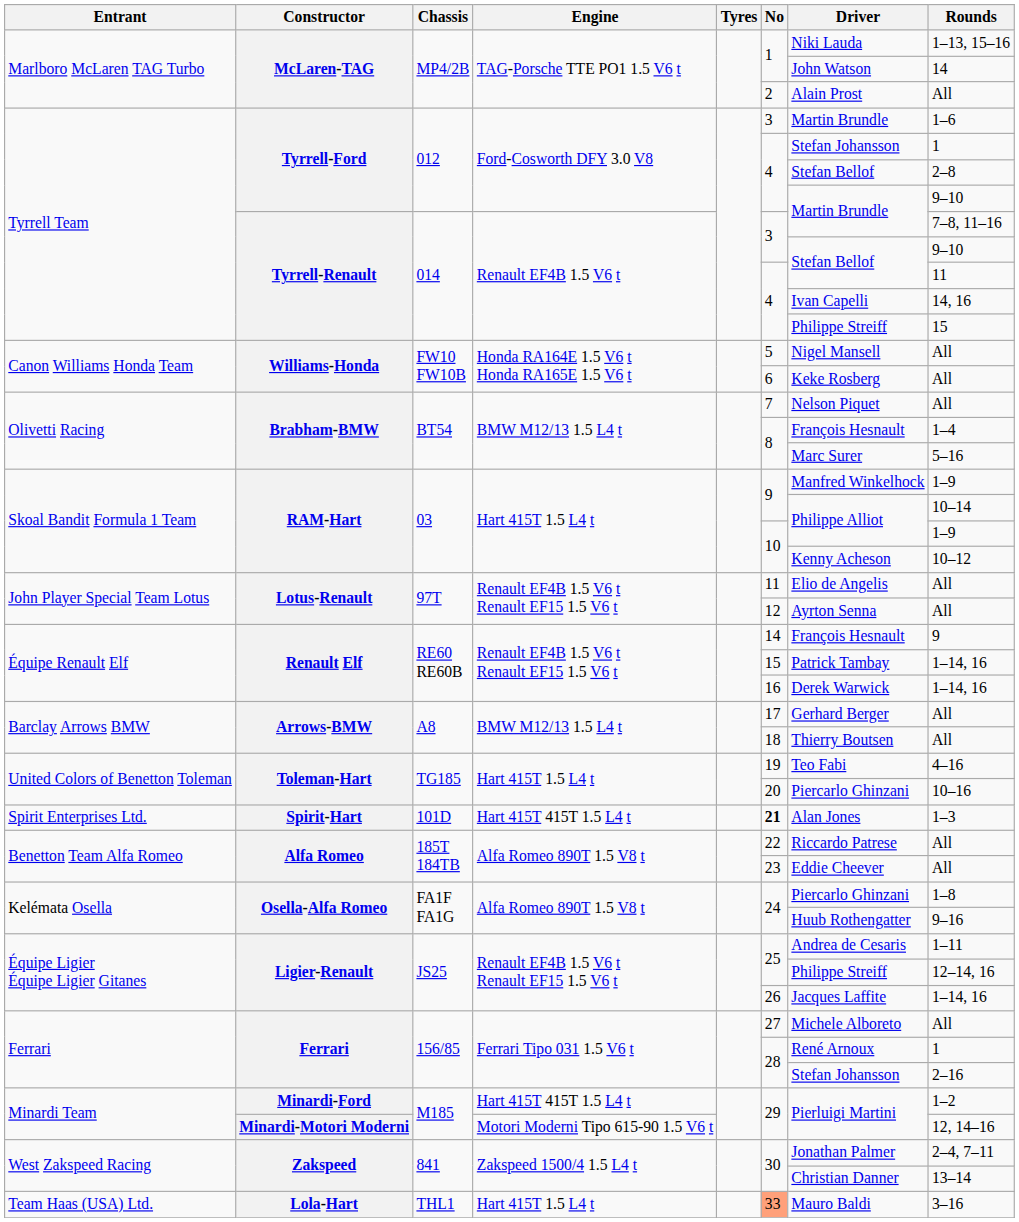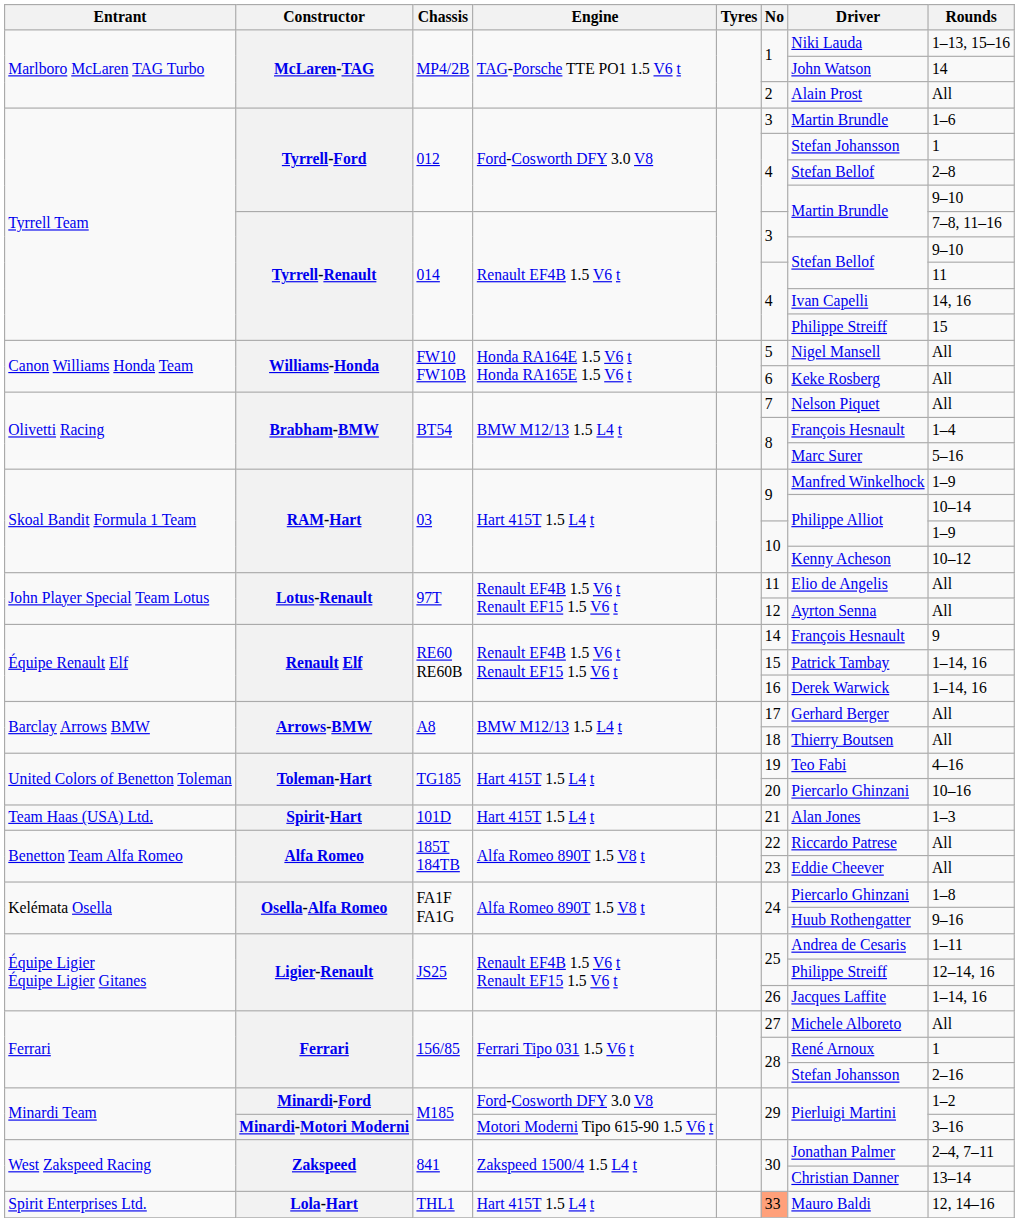(78, 816) Spirit Enterprises Ltd. -> (81, 816) Team Haas (USA) Ltd.
(554, 816) Hart 415T 415T 1.5 L4 t -> (536, 816) Hart 415T 1.5 L4 t
(773, 816) bold -> (773, 816) normal
(554, 1100) Hart 415T 415T 1.5 L4 t -> (565, 1100) Ford-Cosworth DFY 3.0 V8
(963, 1126) 12, 14–16 -> (948, 1126) 3–16
(81, 1203) Team Haas (USA) Ltd. -> (78, 1203) Spirit Enterprises Ltd.
(948, 1203) 3–16 -> (963, 1203) 12, 14–16
